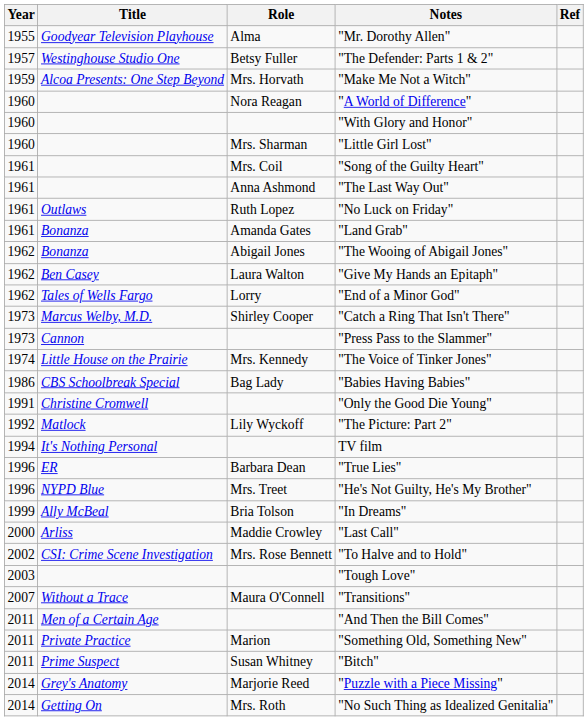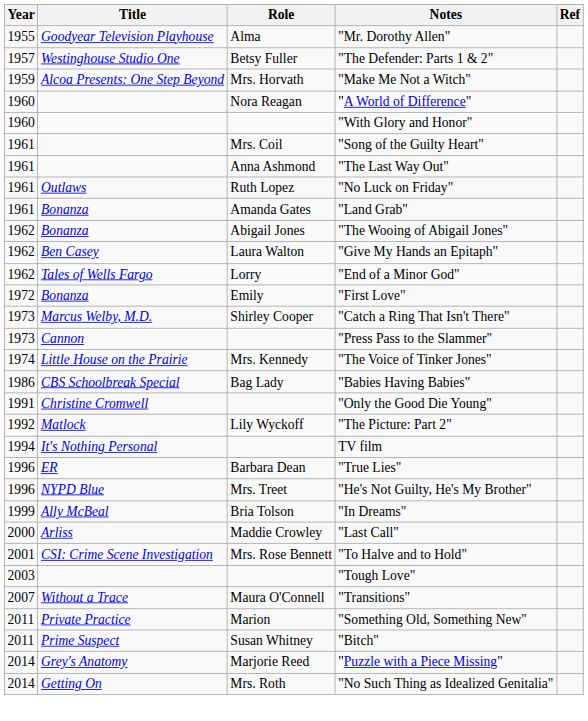- row: (385, 144)
+ row: (372, 295)
(21, 554) 2002 -> (21, 554) 2001
- row: (414, 619)
